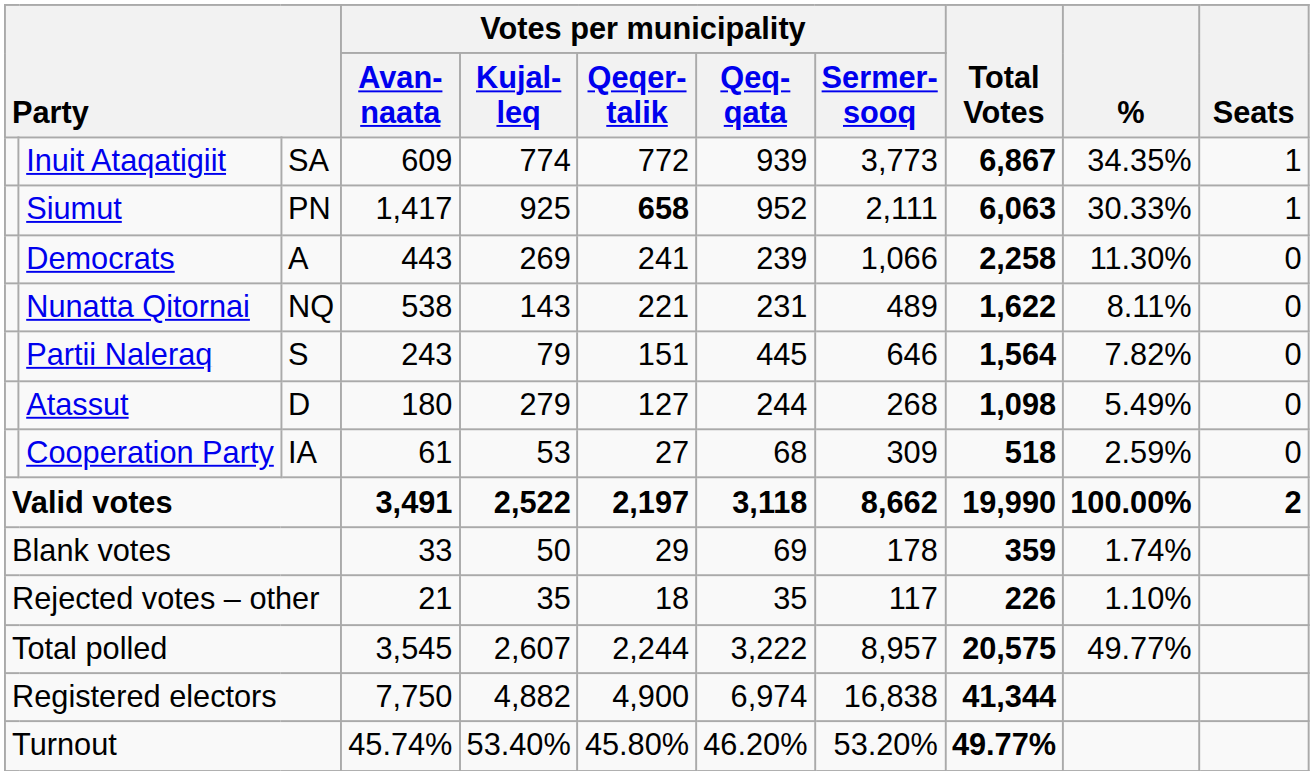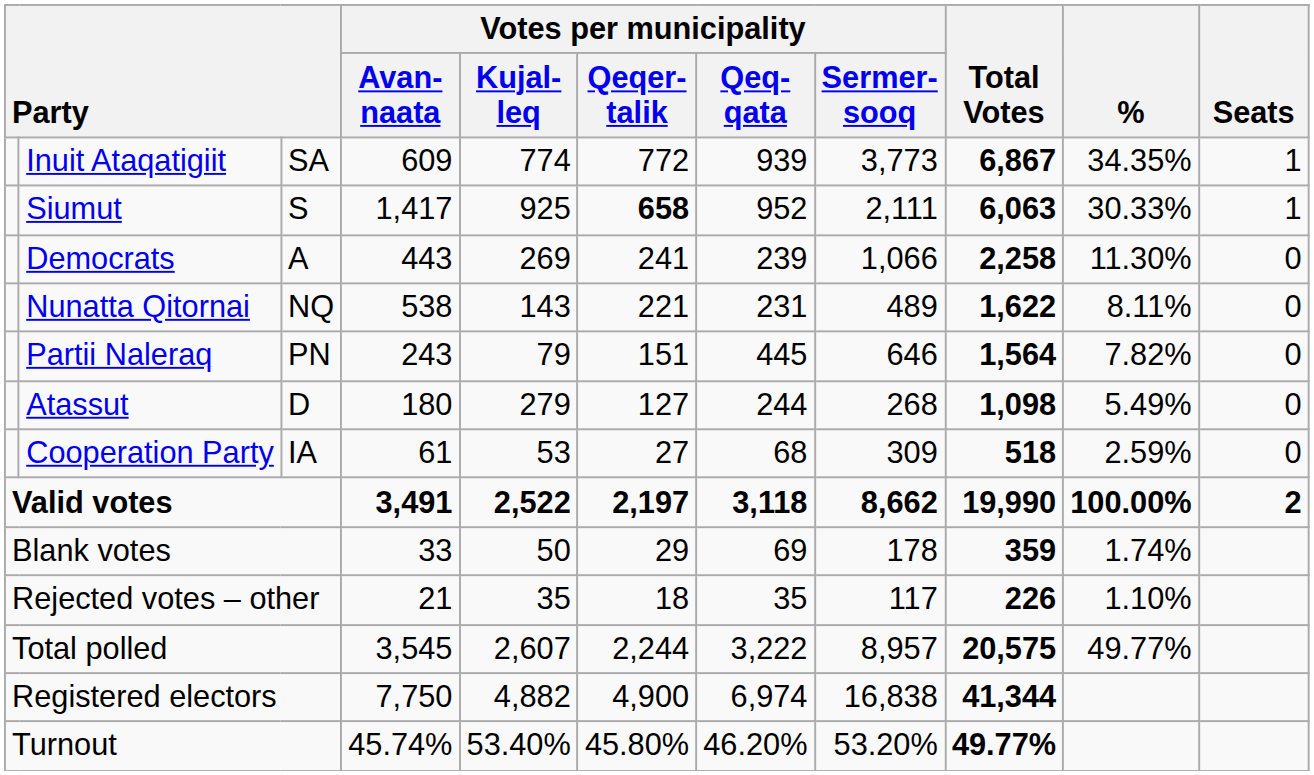(309, 209) PN -> (298, 209) S
(298, 355) S -> (309, 355) PN
